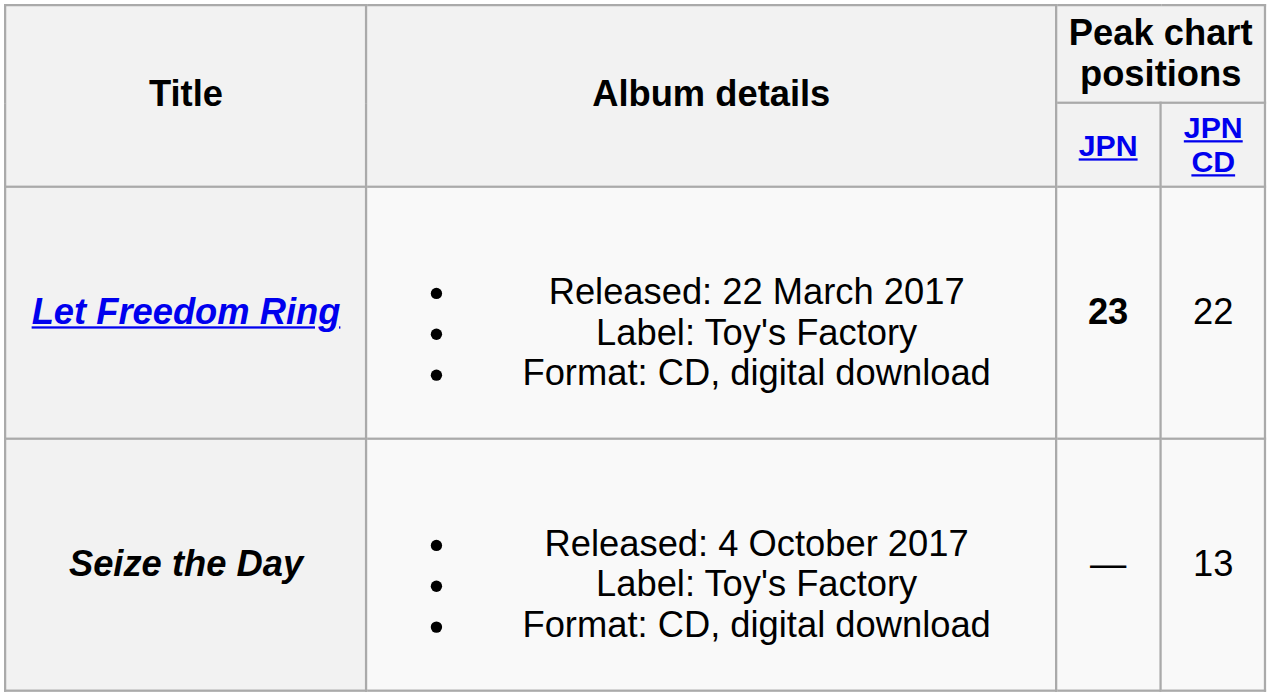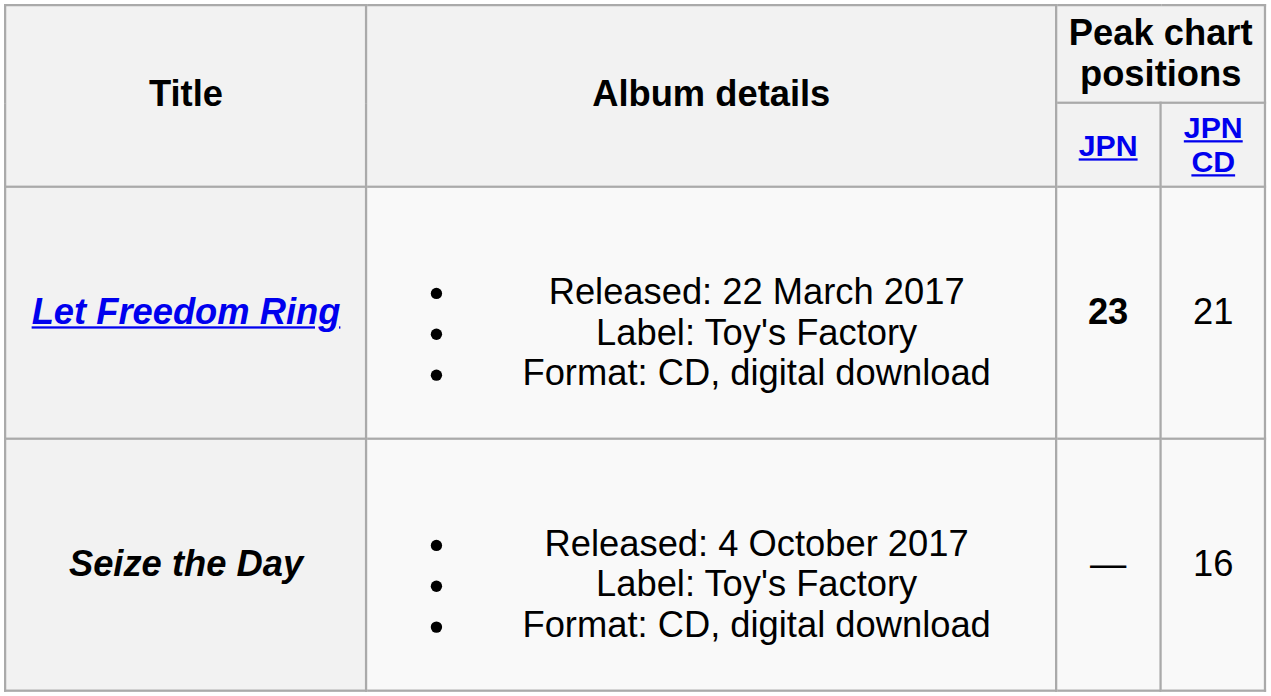(1213, 311) 22 -> (1213, 311) 21
(1213, 564) 13 -> (1213, 564) 16
